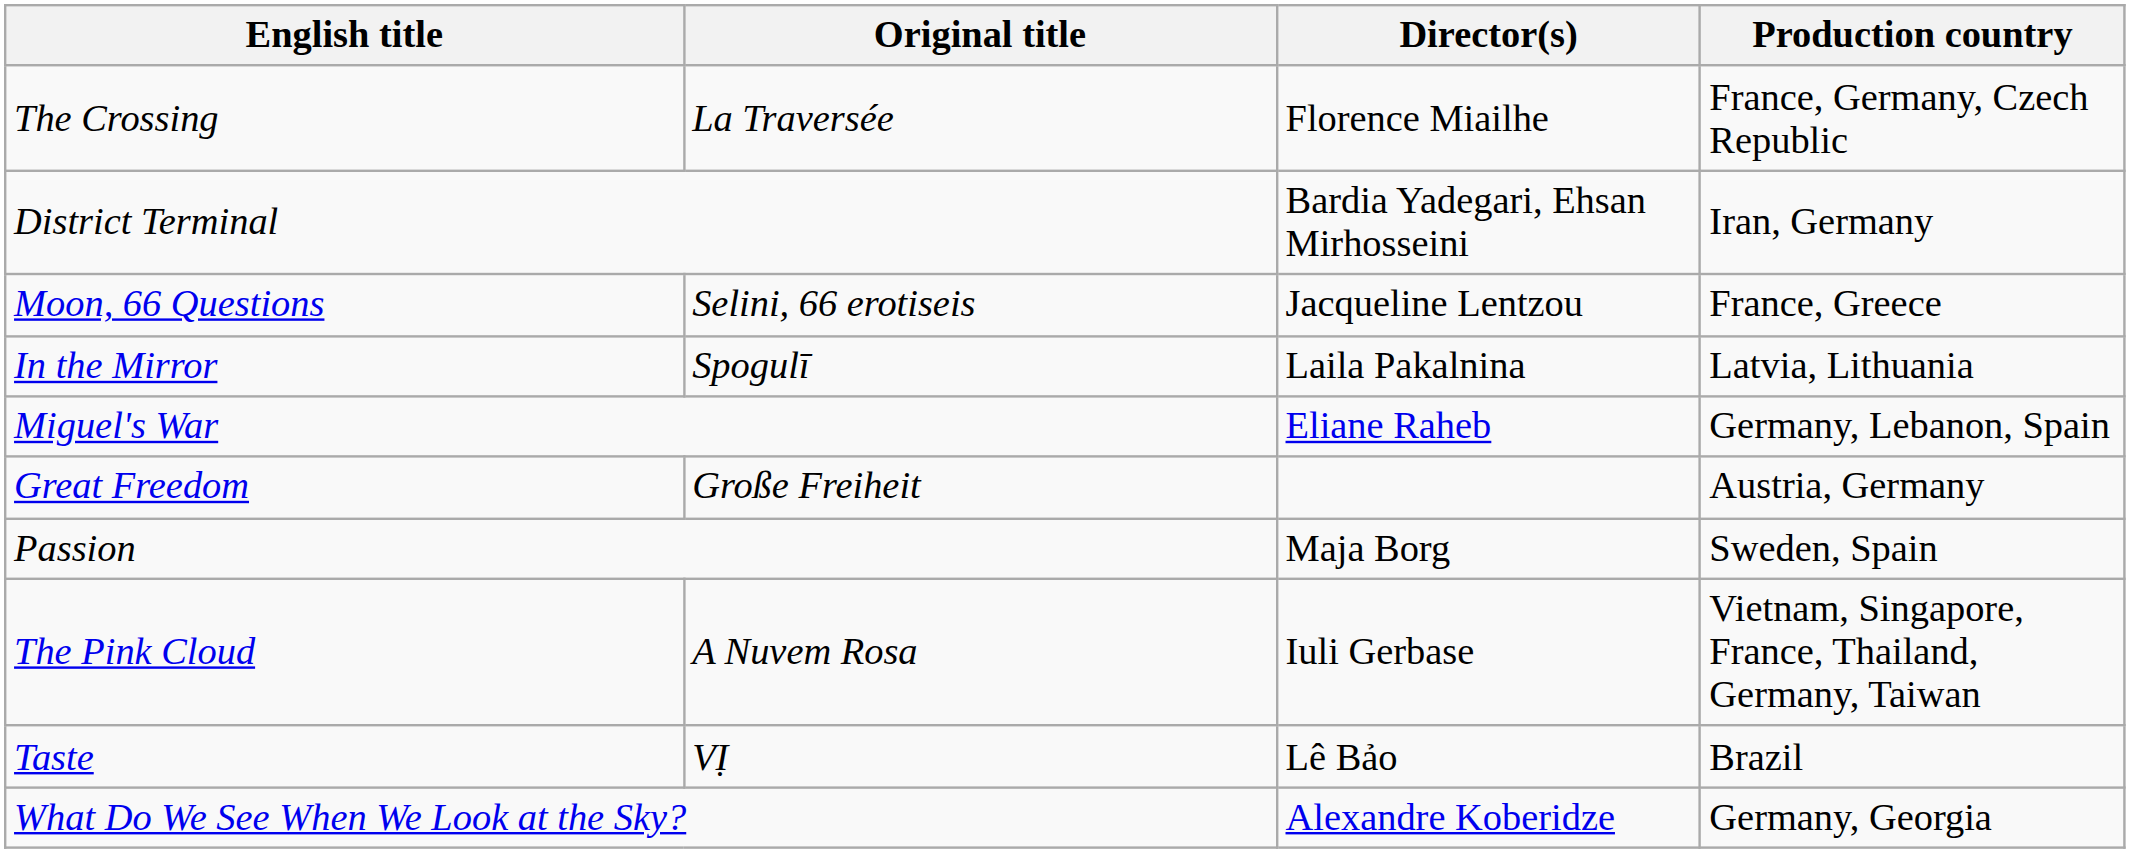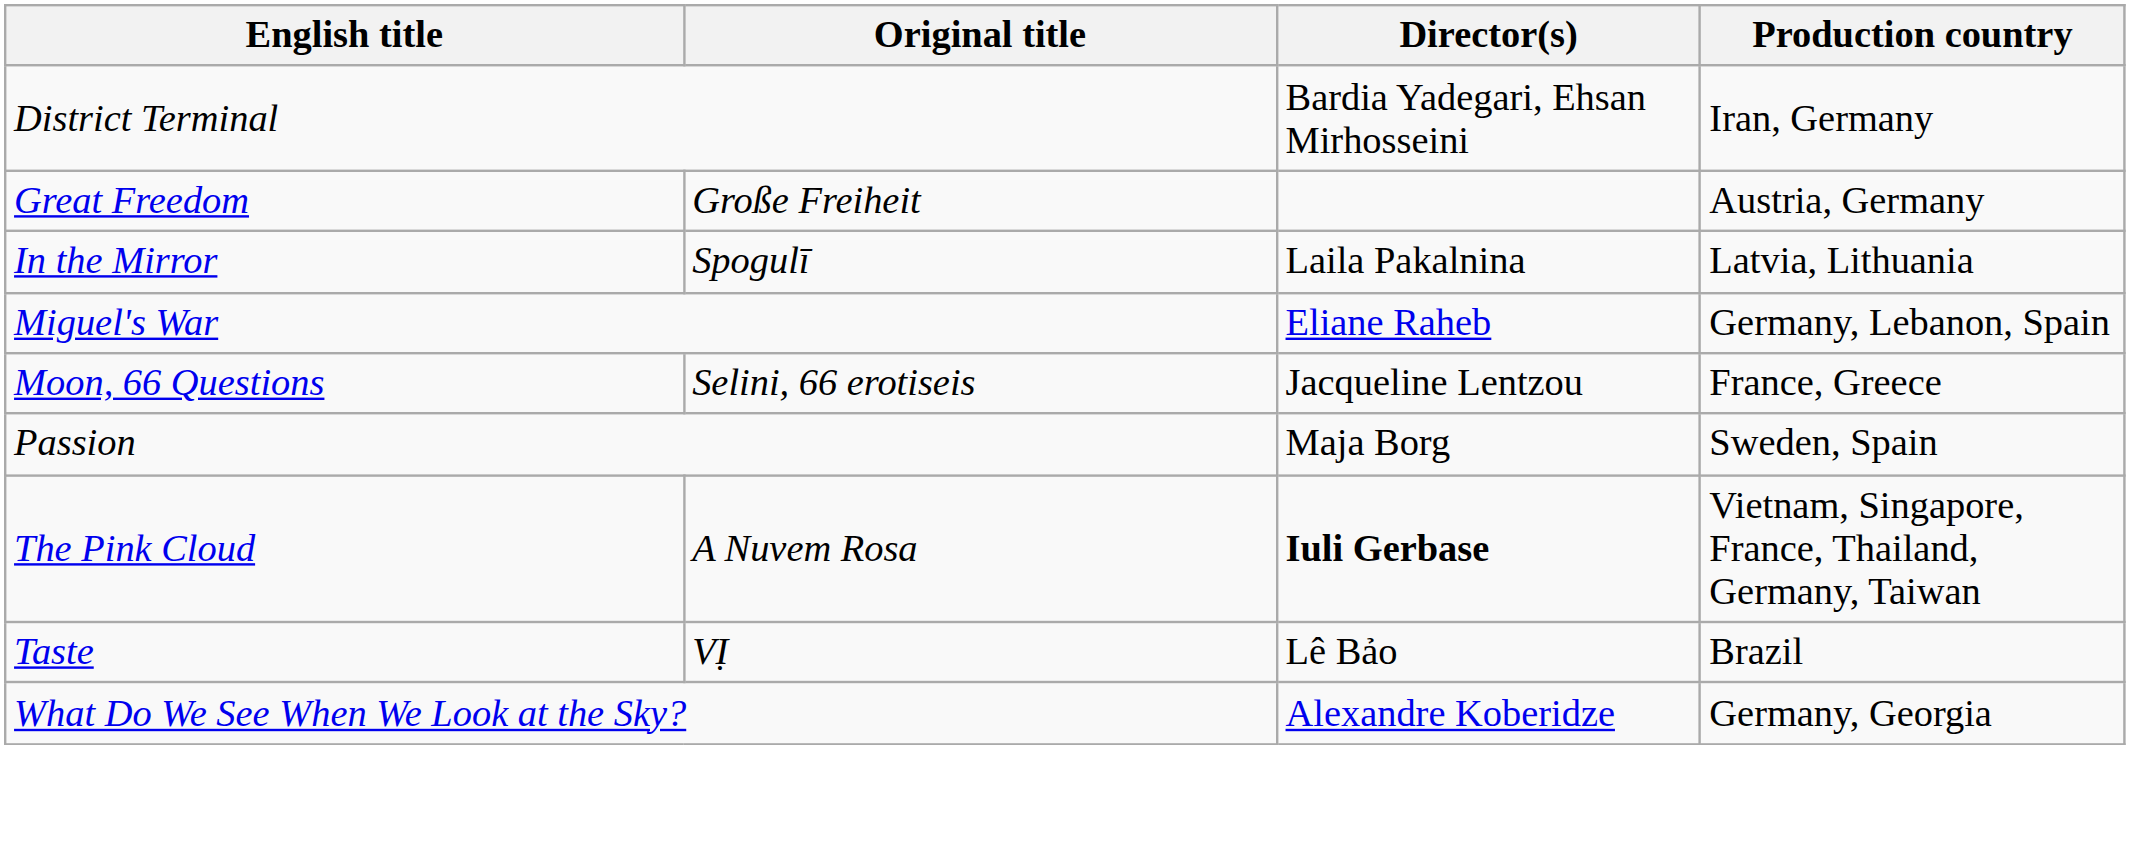- row: (116, 117)
rows swapped: (132, 486) <-> (169, 304)
(1380, 651) normal -> (1387, 547) bold
